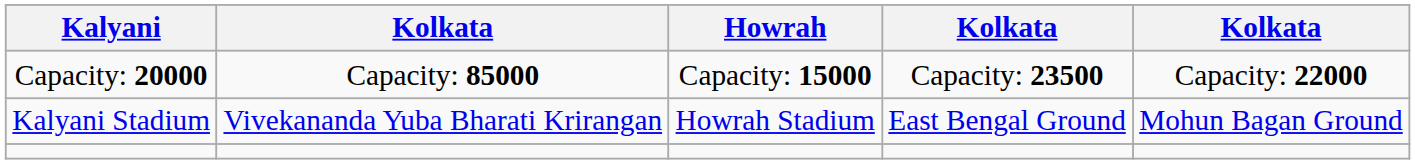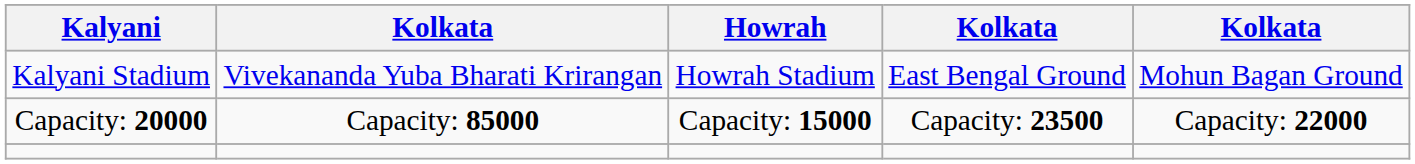rows swapped: (111, 120) <-> (111, 74)
